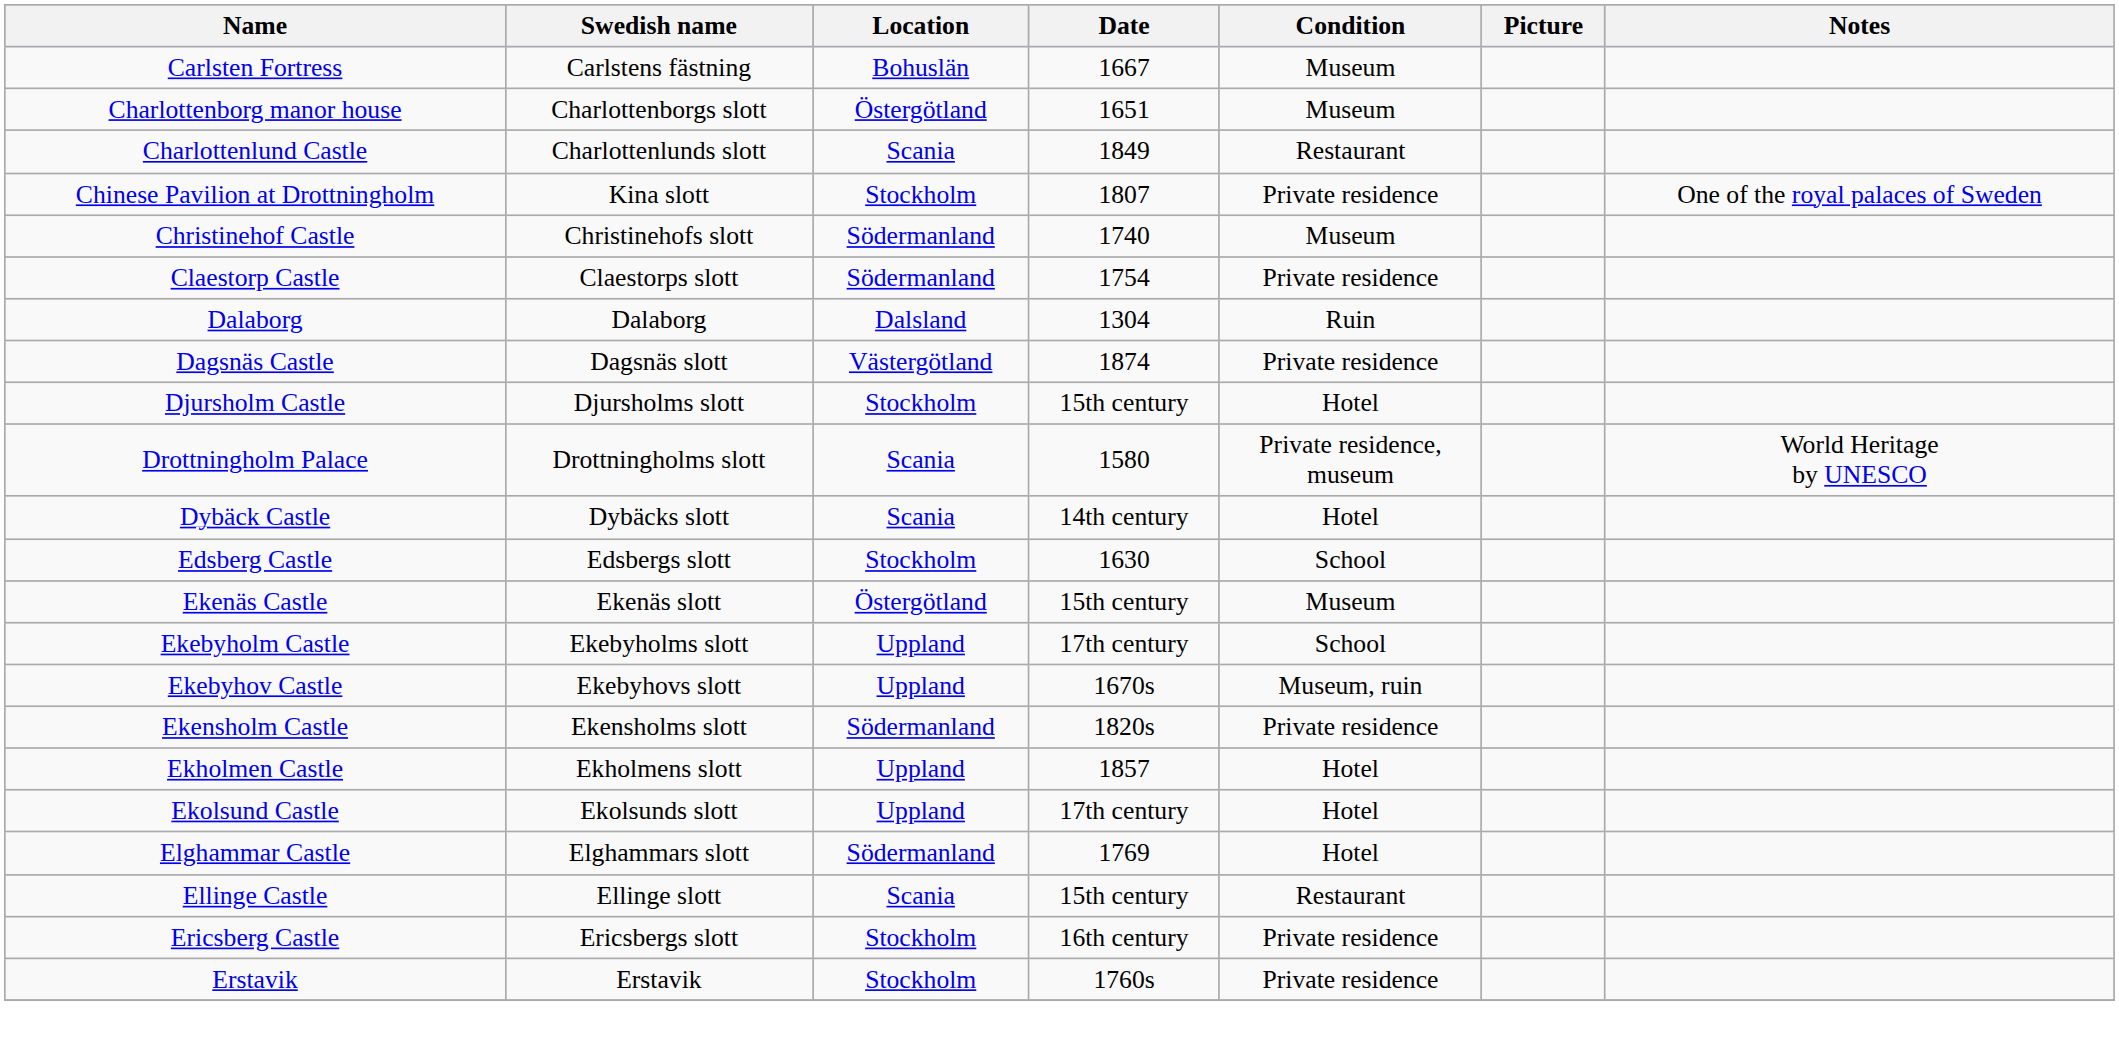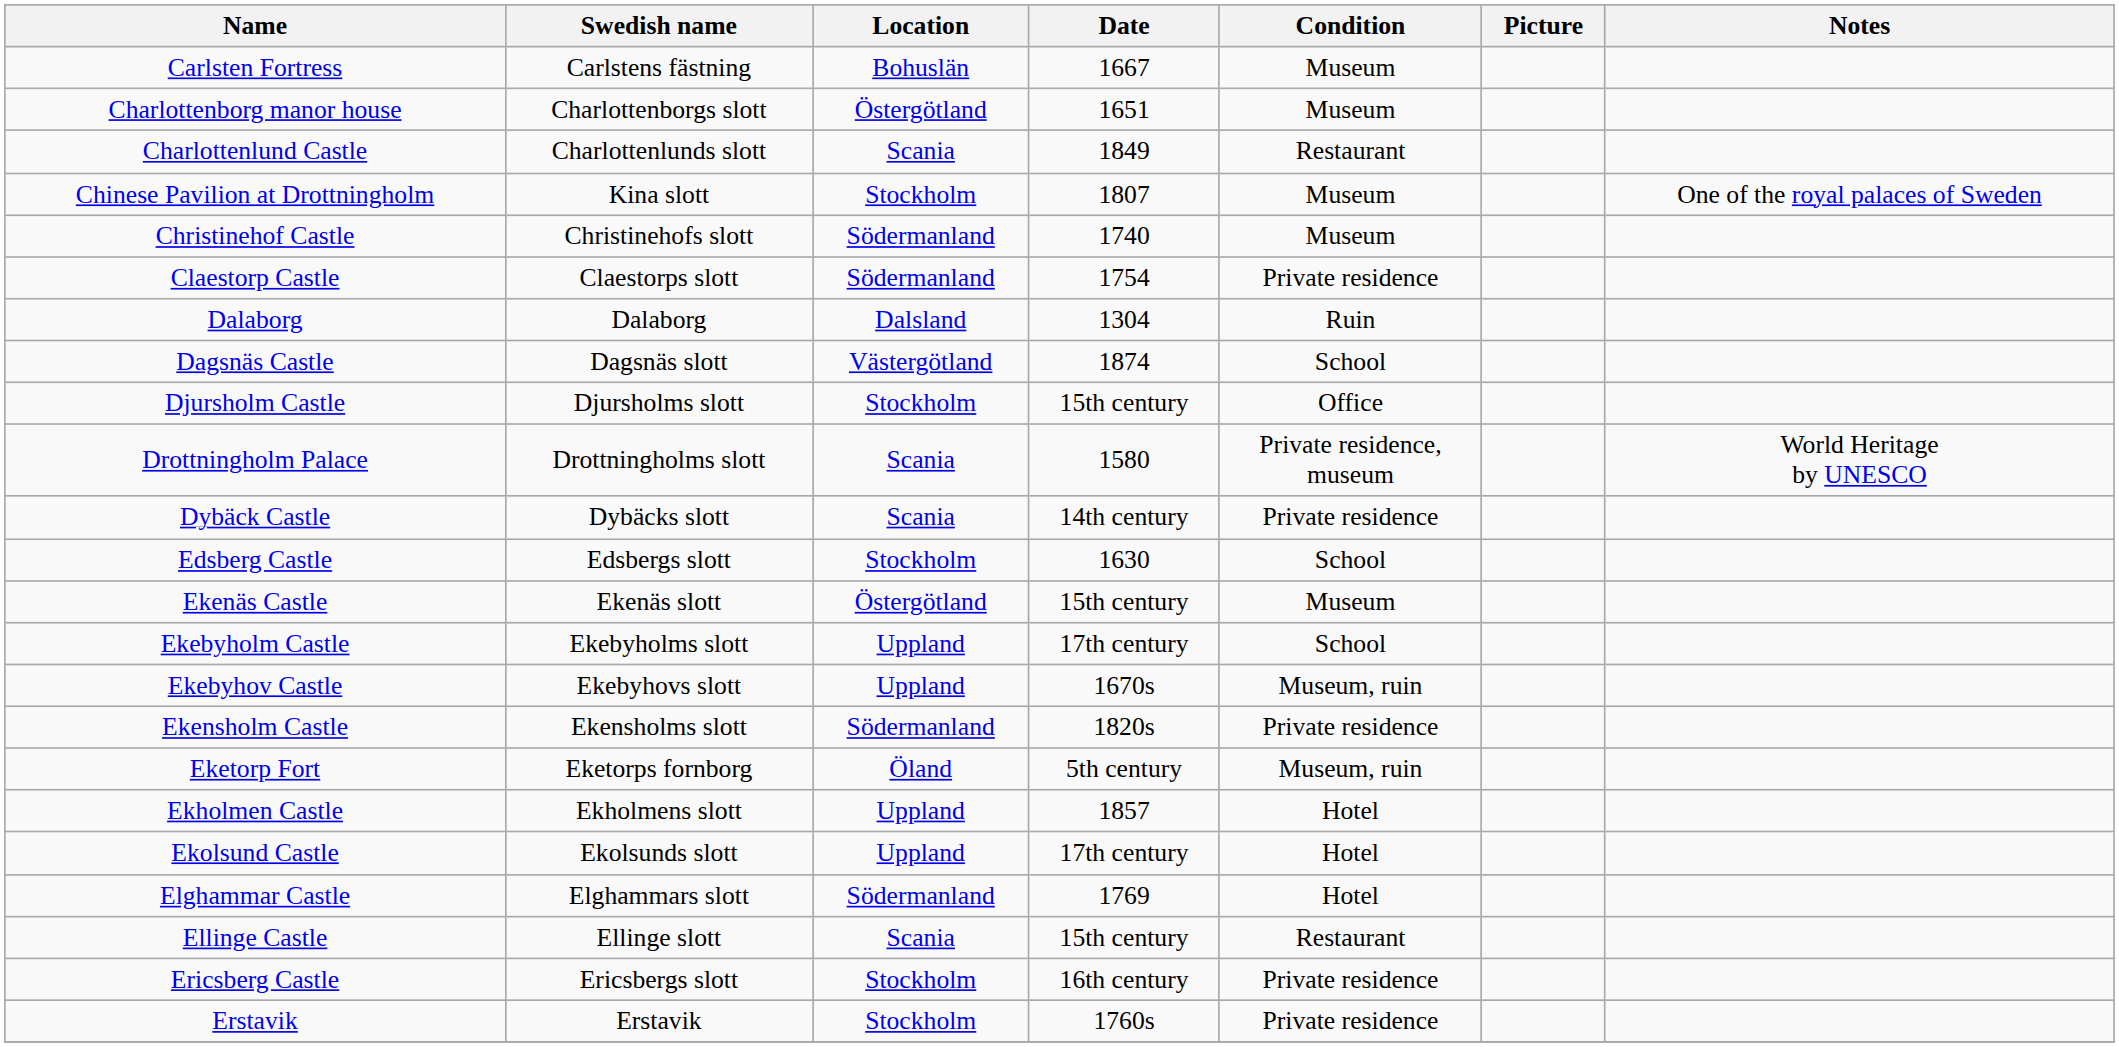(1350, 193) Private residence -> (1351, 193) Museum
(1350, 361) Private residence -> (1351, 361) School
(1350, 403) Hotel -> (1351, 403) Office
(1350, 517) Hotel -> (1350, 517) Private residence
+ row: (255, 769)
